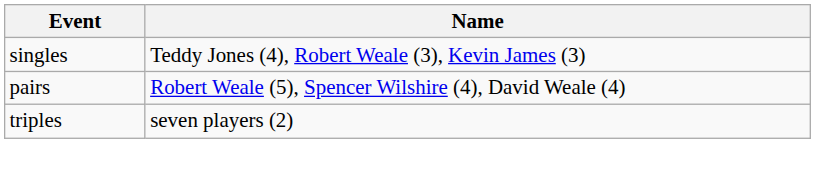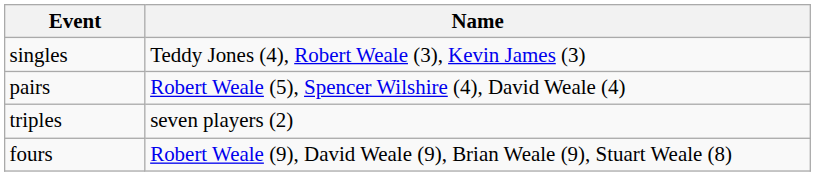+ row: (31, 154)
